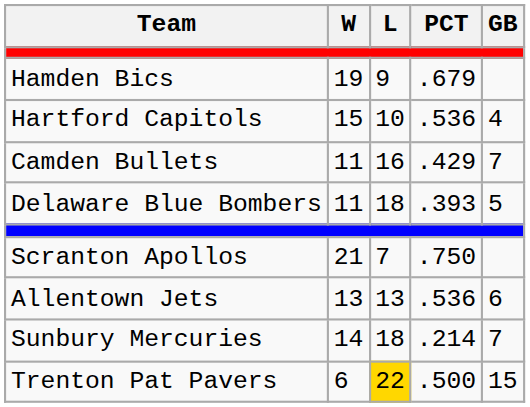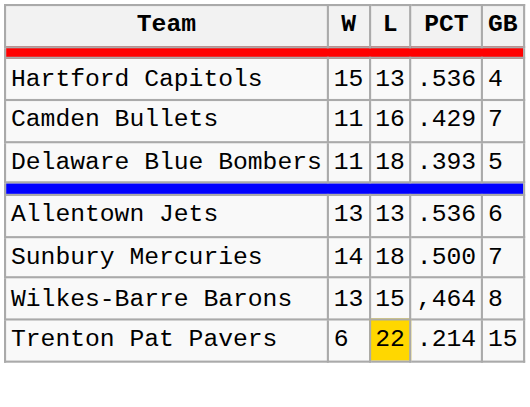- row: (92, 79)
(390, 120) 10 -> (390, 79) 13
- row: (129, 257)
(446, 340) .214 -> (446, 257) .500
+ row: (152, 298)
(446, 381) .500 -> (446, 340) .214
